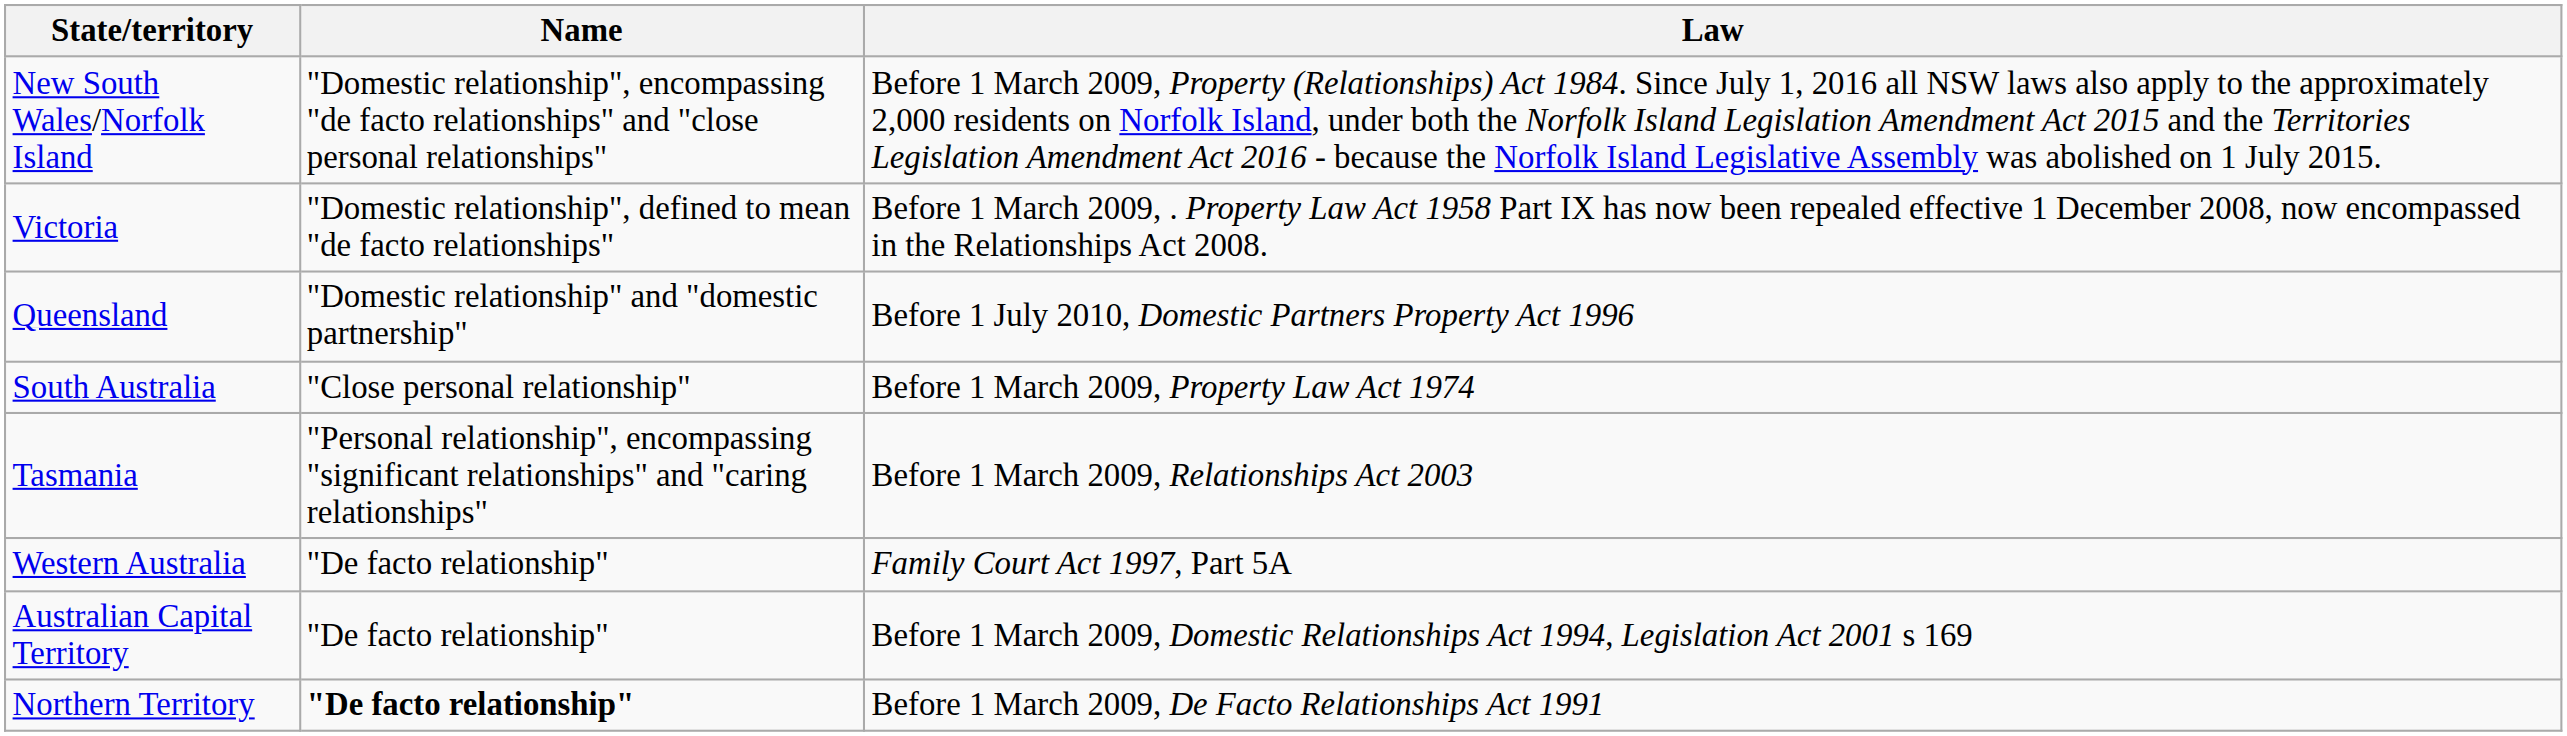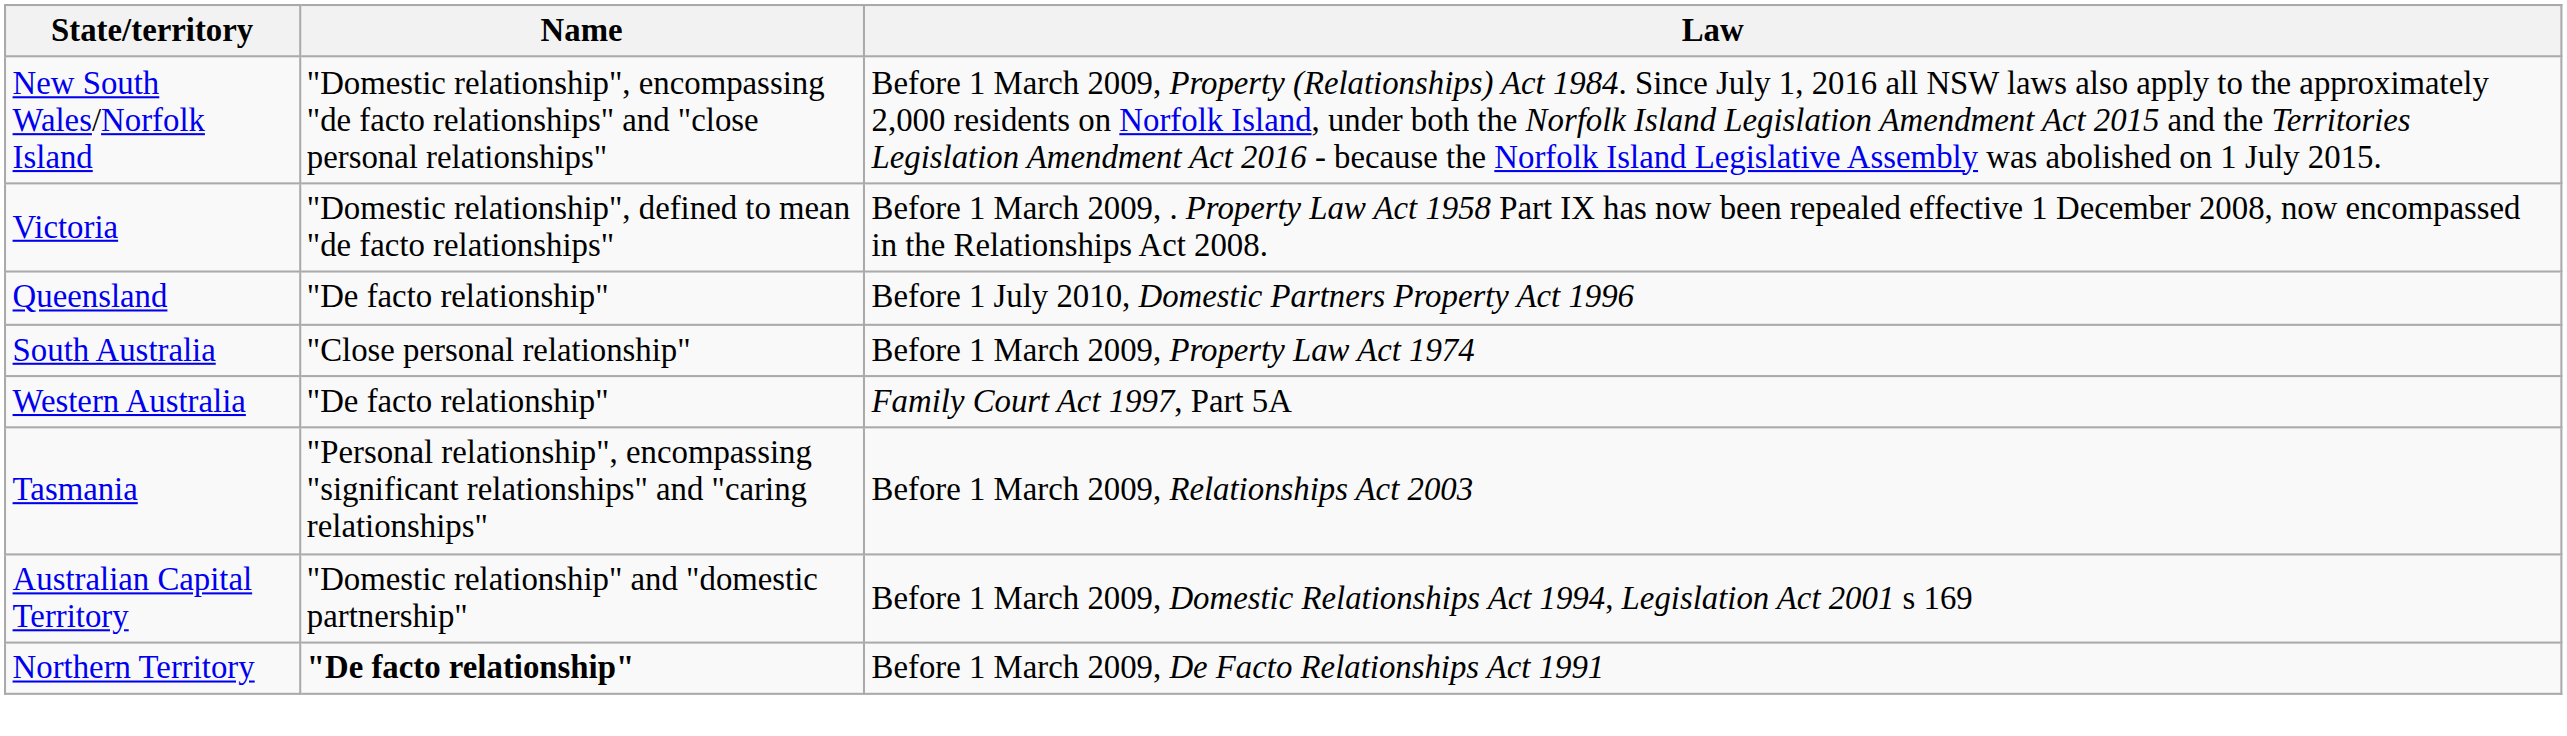(562, 315) "Domestic relationship" and "domestic partnership" -> (458, 297) "De facto relationship"
rows swapped: (129, 564) <-> (75, 475)
(458, 634) "De facto relationship" -> (562, 597) "Domestic relationship" and "domestic partnership"
